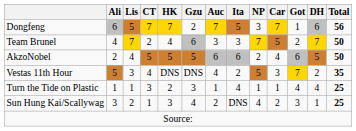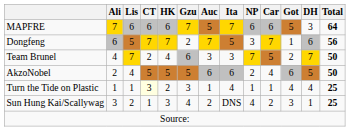+ row: (26, 27)
- row: (39, 73)
(149, 88) no background -> (149, 88) lightyellow background
